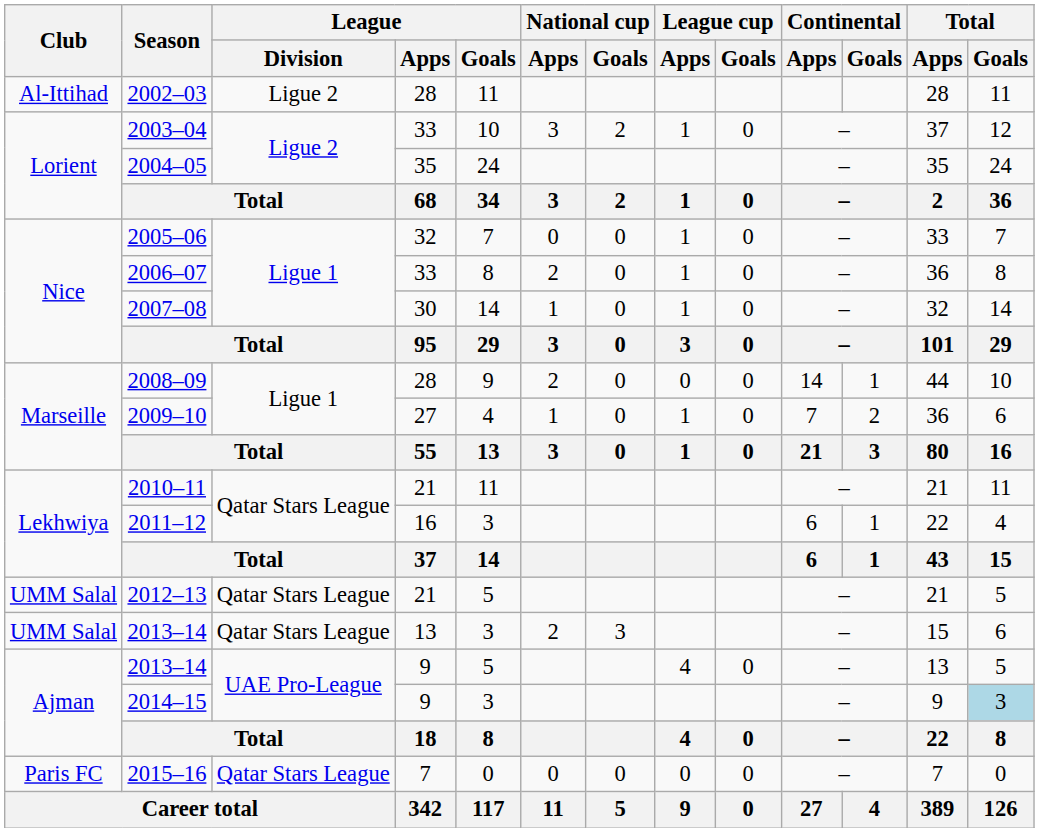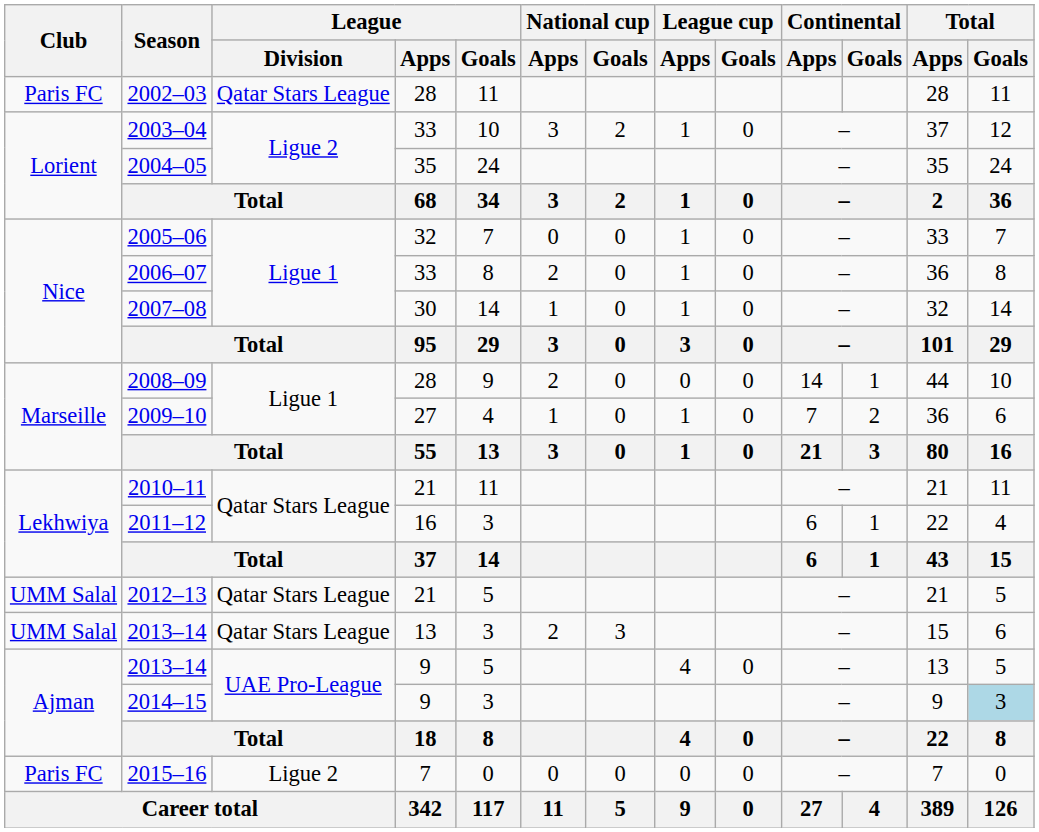(63, 93) Al-Ittihad -> (63, 93) Paris FC
(303, 93) Ligue 2 -> (303, 93) Qatar Stars League
(303, 773) Qatar Stars League -> (303, 773) Ligue 2
